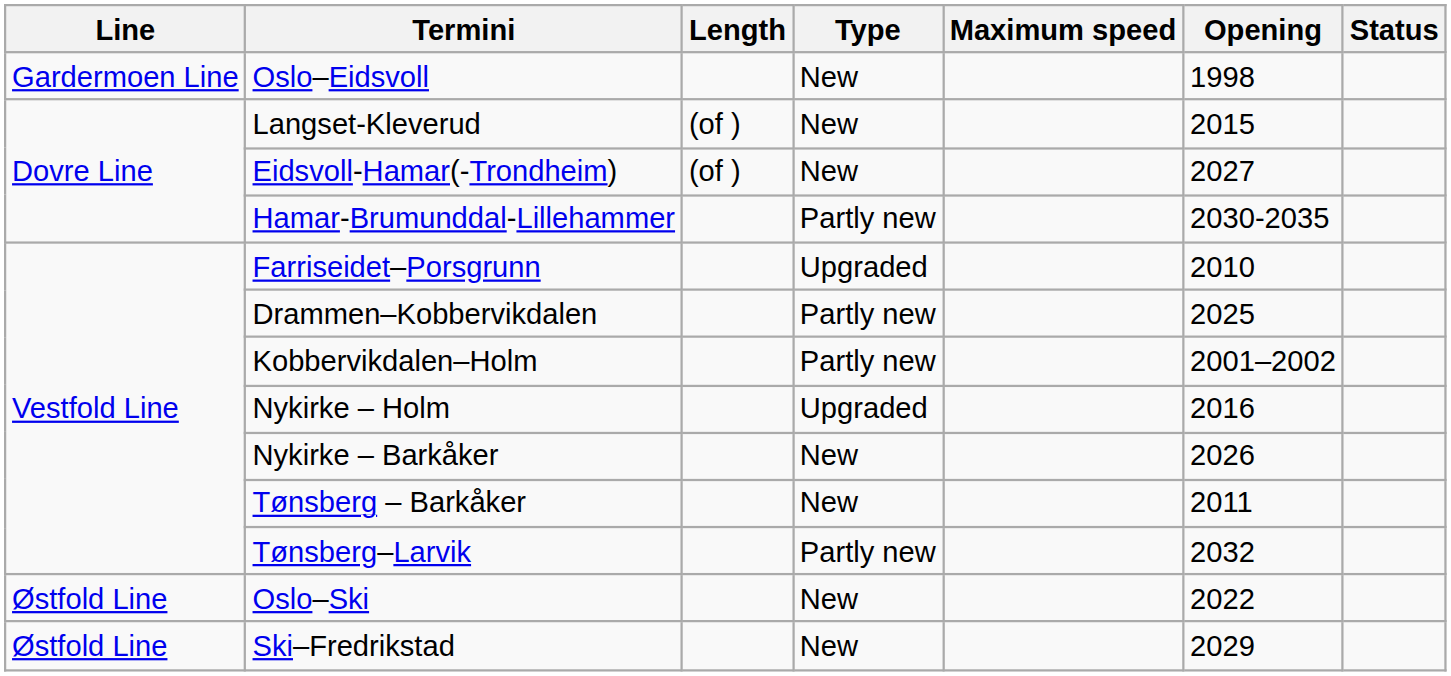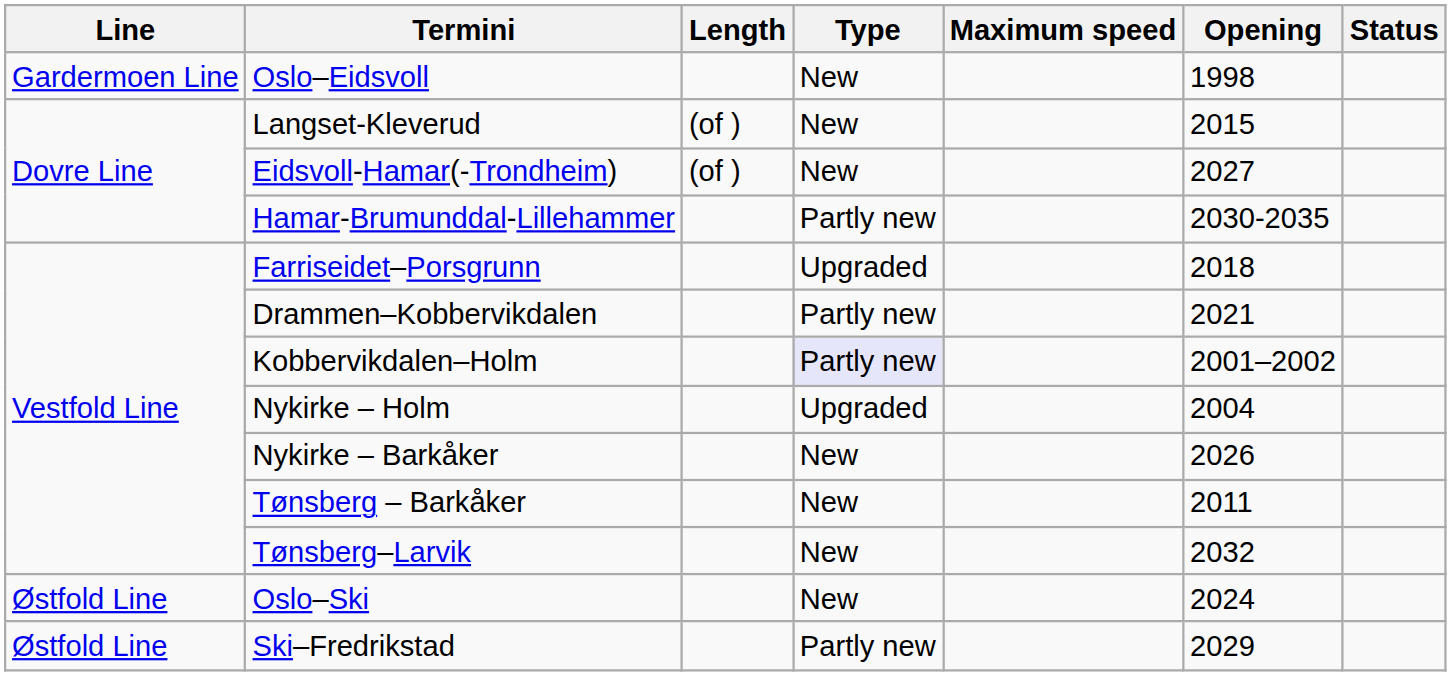(1223, 266) 2010 -> (1223, 266) 2018
(1223, 314) 2025 -> (1223, 314) 2021
(868, 361) no background -> (868, 361) lavender background
(1223, 409) 2016 -> (1223, 409) 2004
(868, 551) Partly new -> (829, 551) New
(1223, 598) 2022 -> (1223, 598) 2024
(829, 646) New -> (868, 646) Partly new
